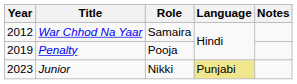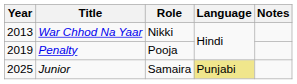(20, 32) 2012 -> (20, 32) 2013
(169, 32) Samaira -> (160, 32) Nikki
(20, 69) 2023 -> (20, 69) 2025
(160, 69) Nikki -> (169, 69) Samaira
